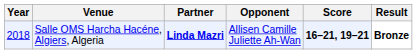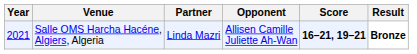(18, 35) 2018 -> (18, 35) 2021
(195, 35) bold -> (194, 35) normal
